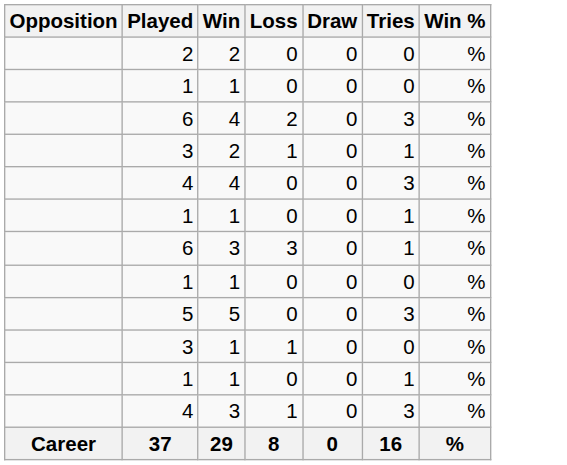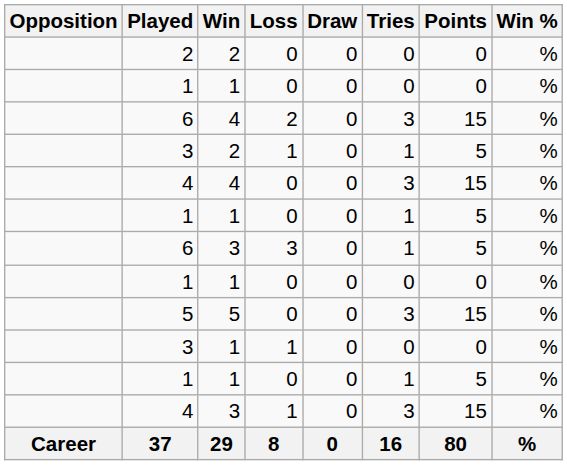+ column: (456, 21)
